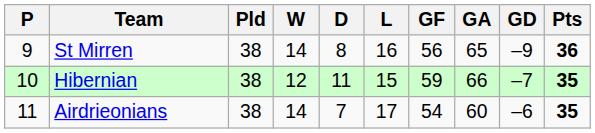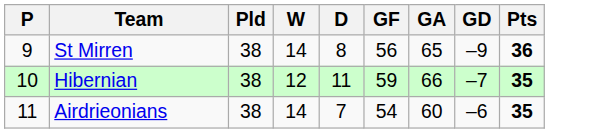- column: (386, 19)
